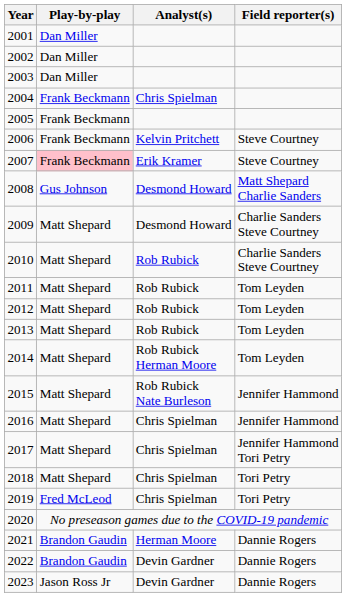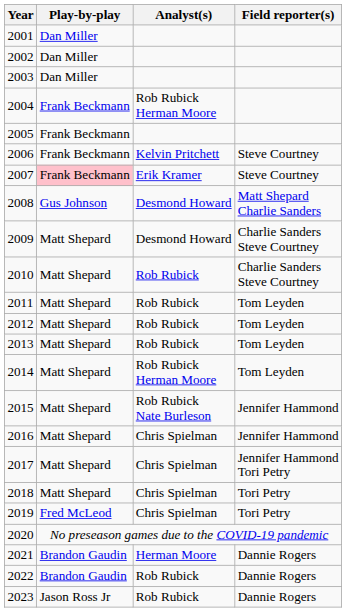(176, 98) Chris Spielman -> (176, 105) Rob Rubick Herman Moore
(175, 561) Devin Gardner -> (167, 575) Rob Rubick
(175, 582) Devin Gardner -> (167, 596) Rob Rubick
